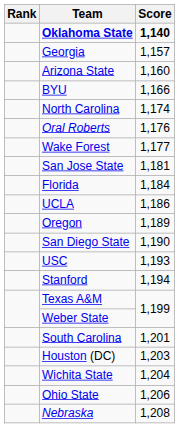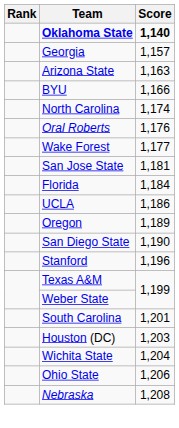(155, 71) 1,160 -> (155, 71) 1,163
- row: (55, 261)
(155, 280) 1,194 -> (155, 261) 1,196
